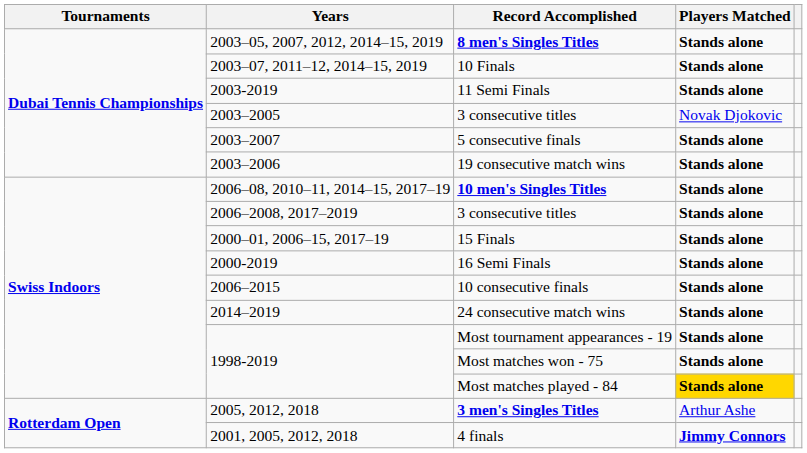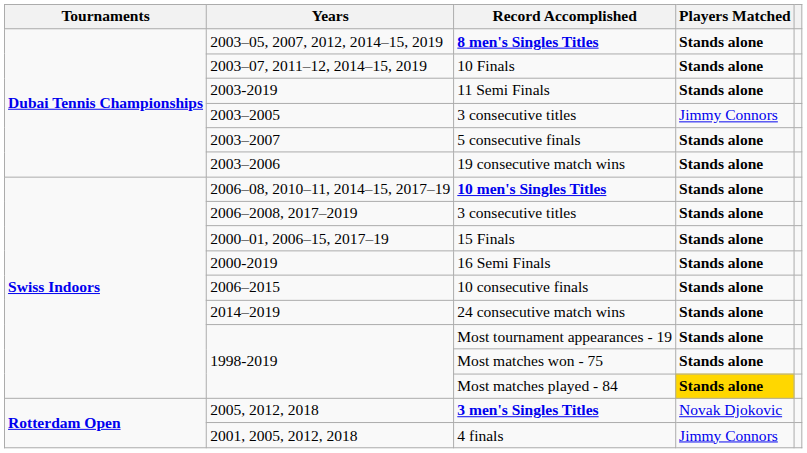(731, 115) Novak Djokovic -> (728, 115) Jimmy Connors
(717, 410) Arthur Ashe -> (731, 410) Novak Djokovic
(732, 435) bold -> (728, 435) normal
